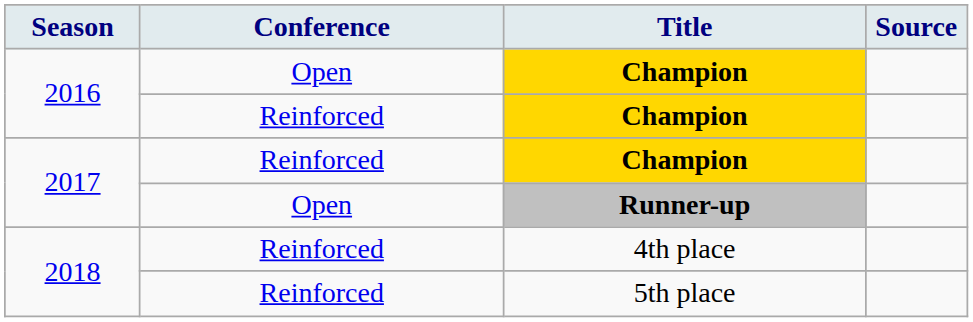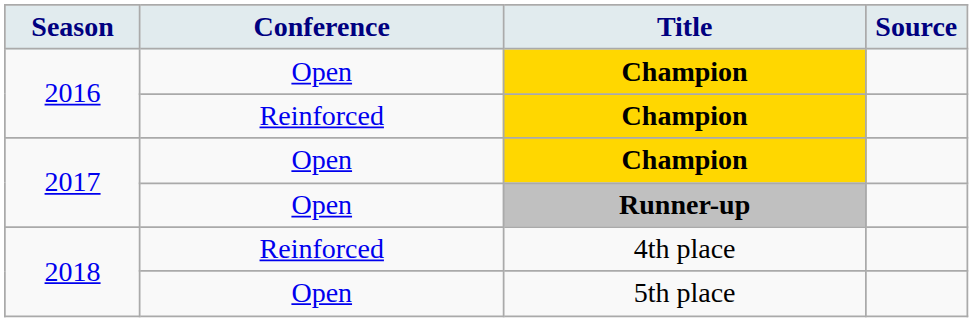(322, 159) Reinforced -> (322, 159) Open
(322, 293) Reinforced -> (322, 293) Open
